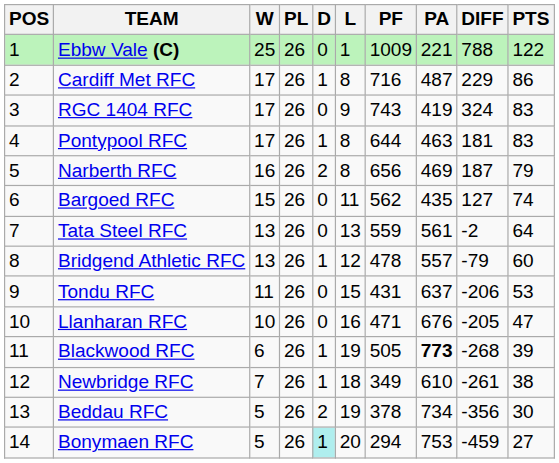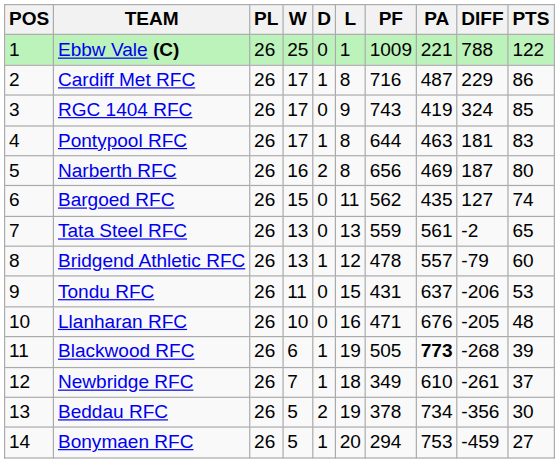columns swapped: (296, 19) <-> (265, 19)
(523, 110) 83 -> (523, 110) 85
(523, 170) 79 -> (523, 170) 80
(523, 230) 64 -> (523, 230) 65
(523, 321) 47 -> (523, 321) 48
(523, 381) 38 -> (523, 381) 37
(322, 442) paleturquoise background -> (322, 442) no background
